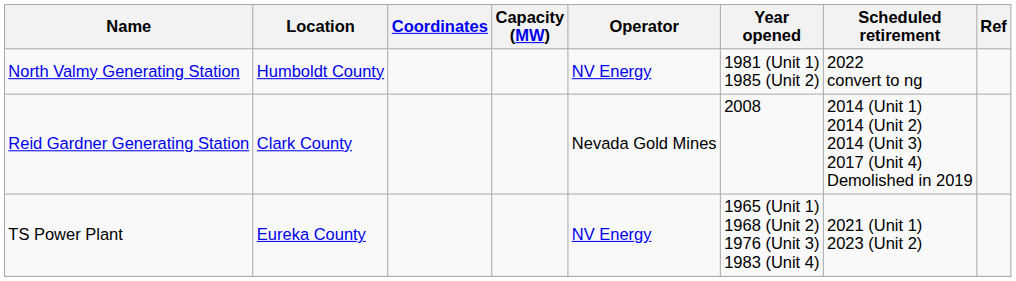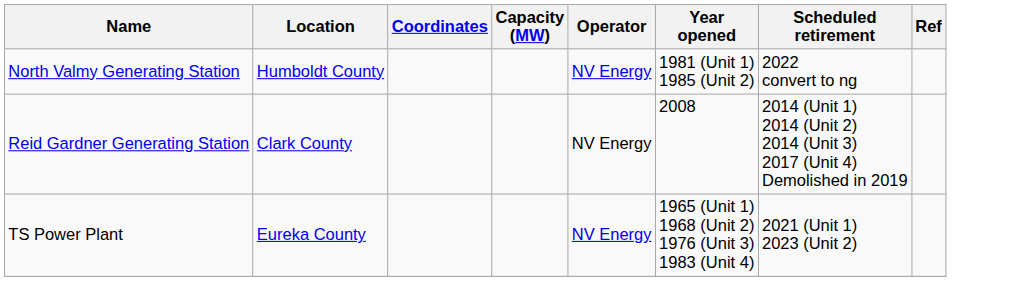(644, 144) Nevada Gold Mines -> (612, 144) NV Energy
